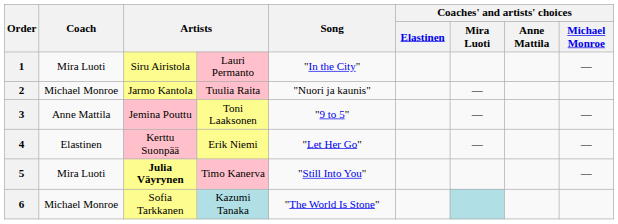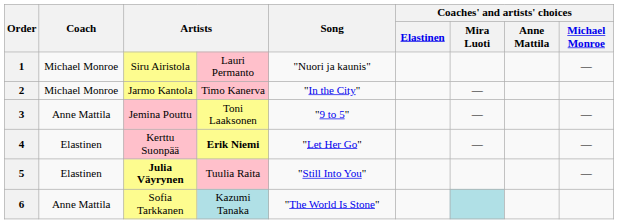(81, 66) Mira Luoti -> (81, 66) Michael Monroe
(332, 66) "In the City" -> (332, 66) "Nuori ja kaunis"
(233, 90) Tuulia Raita -> (233, 90) Timo Kanerva
(332, 90) "Nuori ja kaunis" -> (332, 90) "In the City"
(233, 144) normal -> (233, 144) bold
(81, 174) Mira Luoti -> (81, 174) Elastinen
(233, 174) Timo Kanerva -> (233, 174) Tuulia Raita
(81, 204) Michael Monroe -> (81, 204) Anne Mattila
